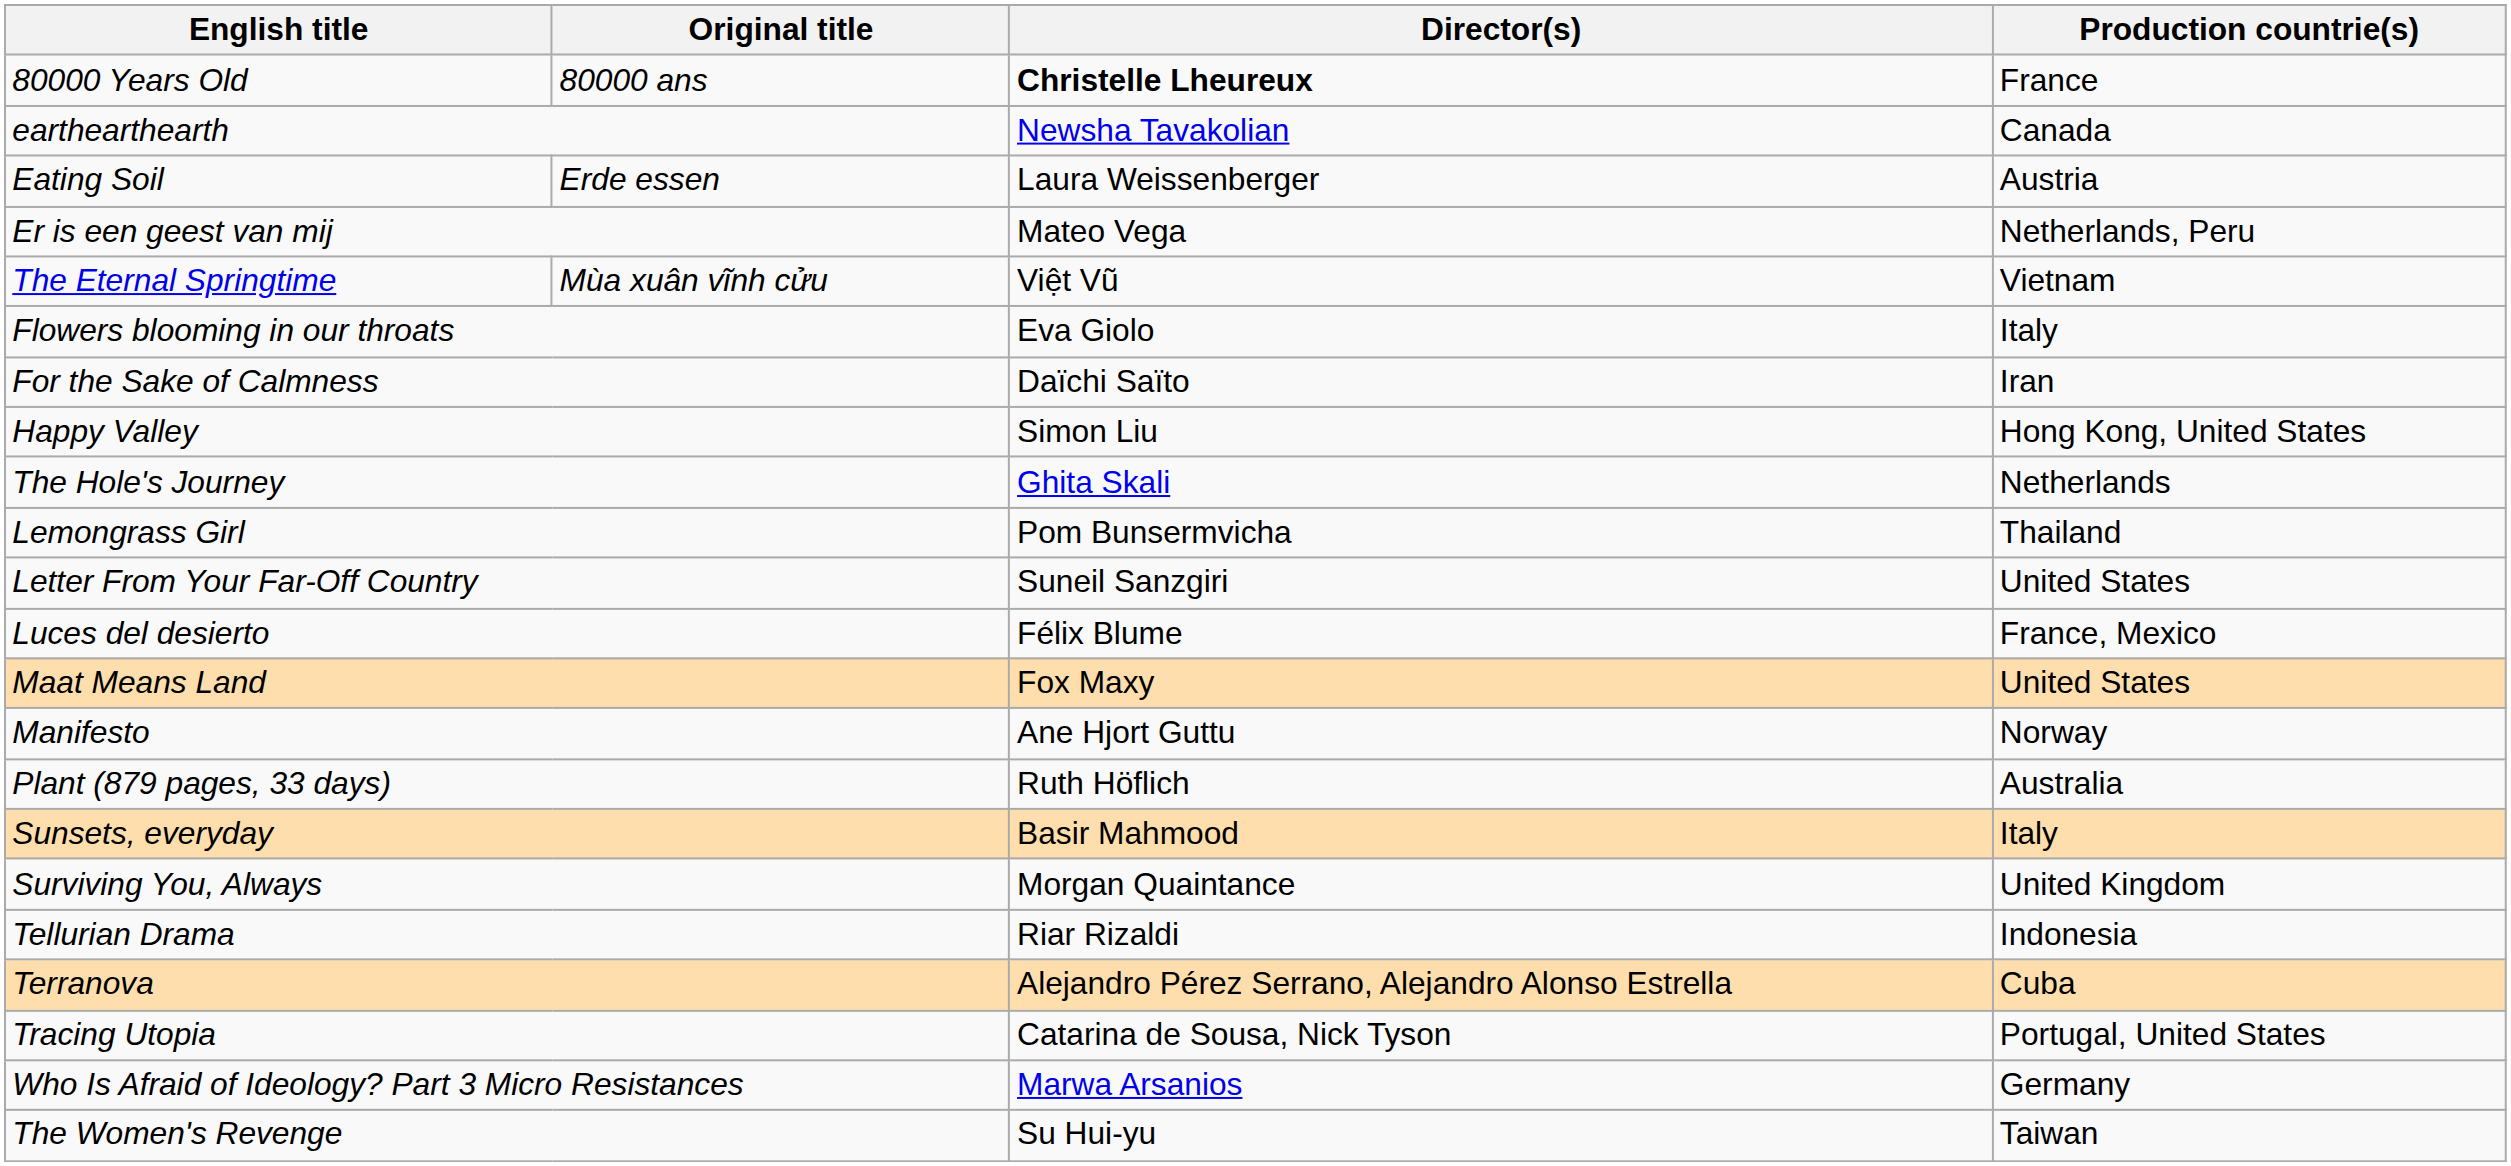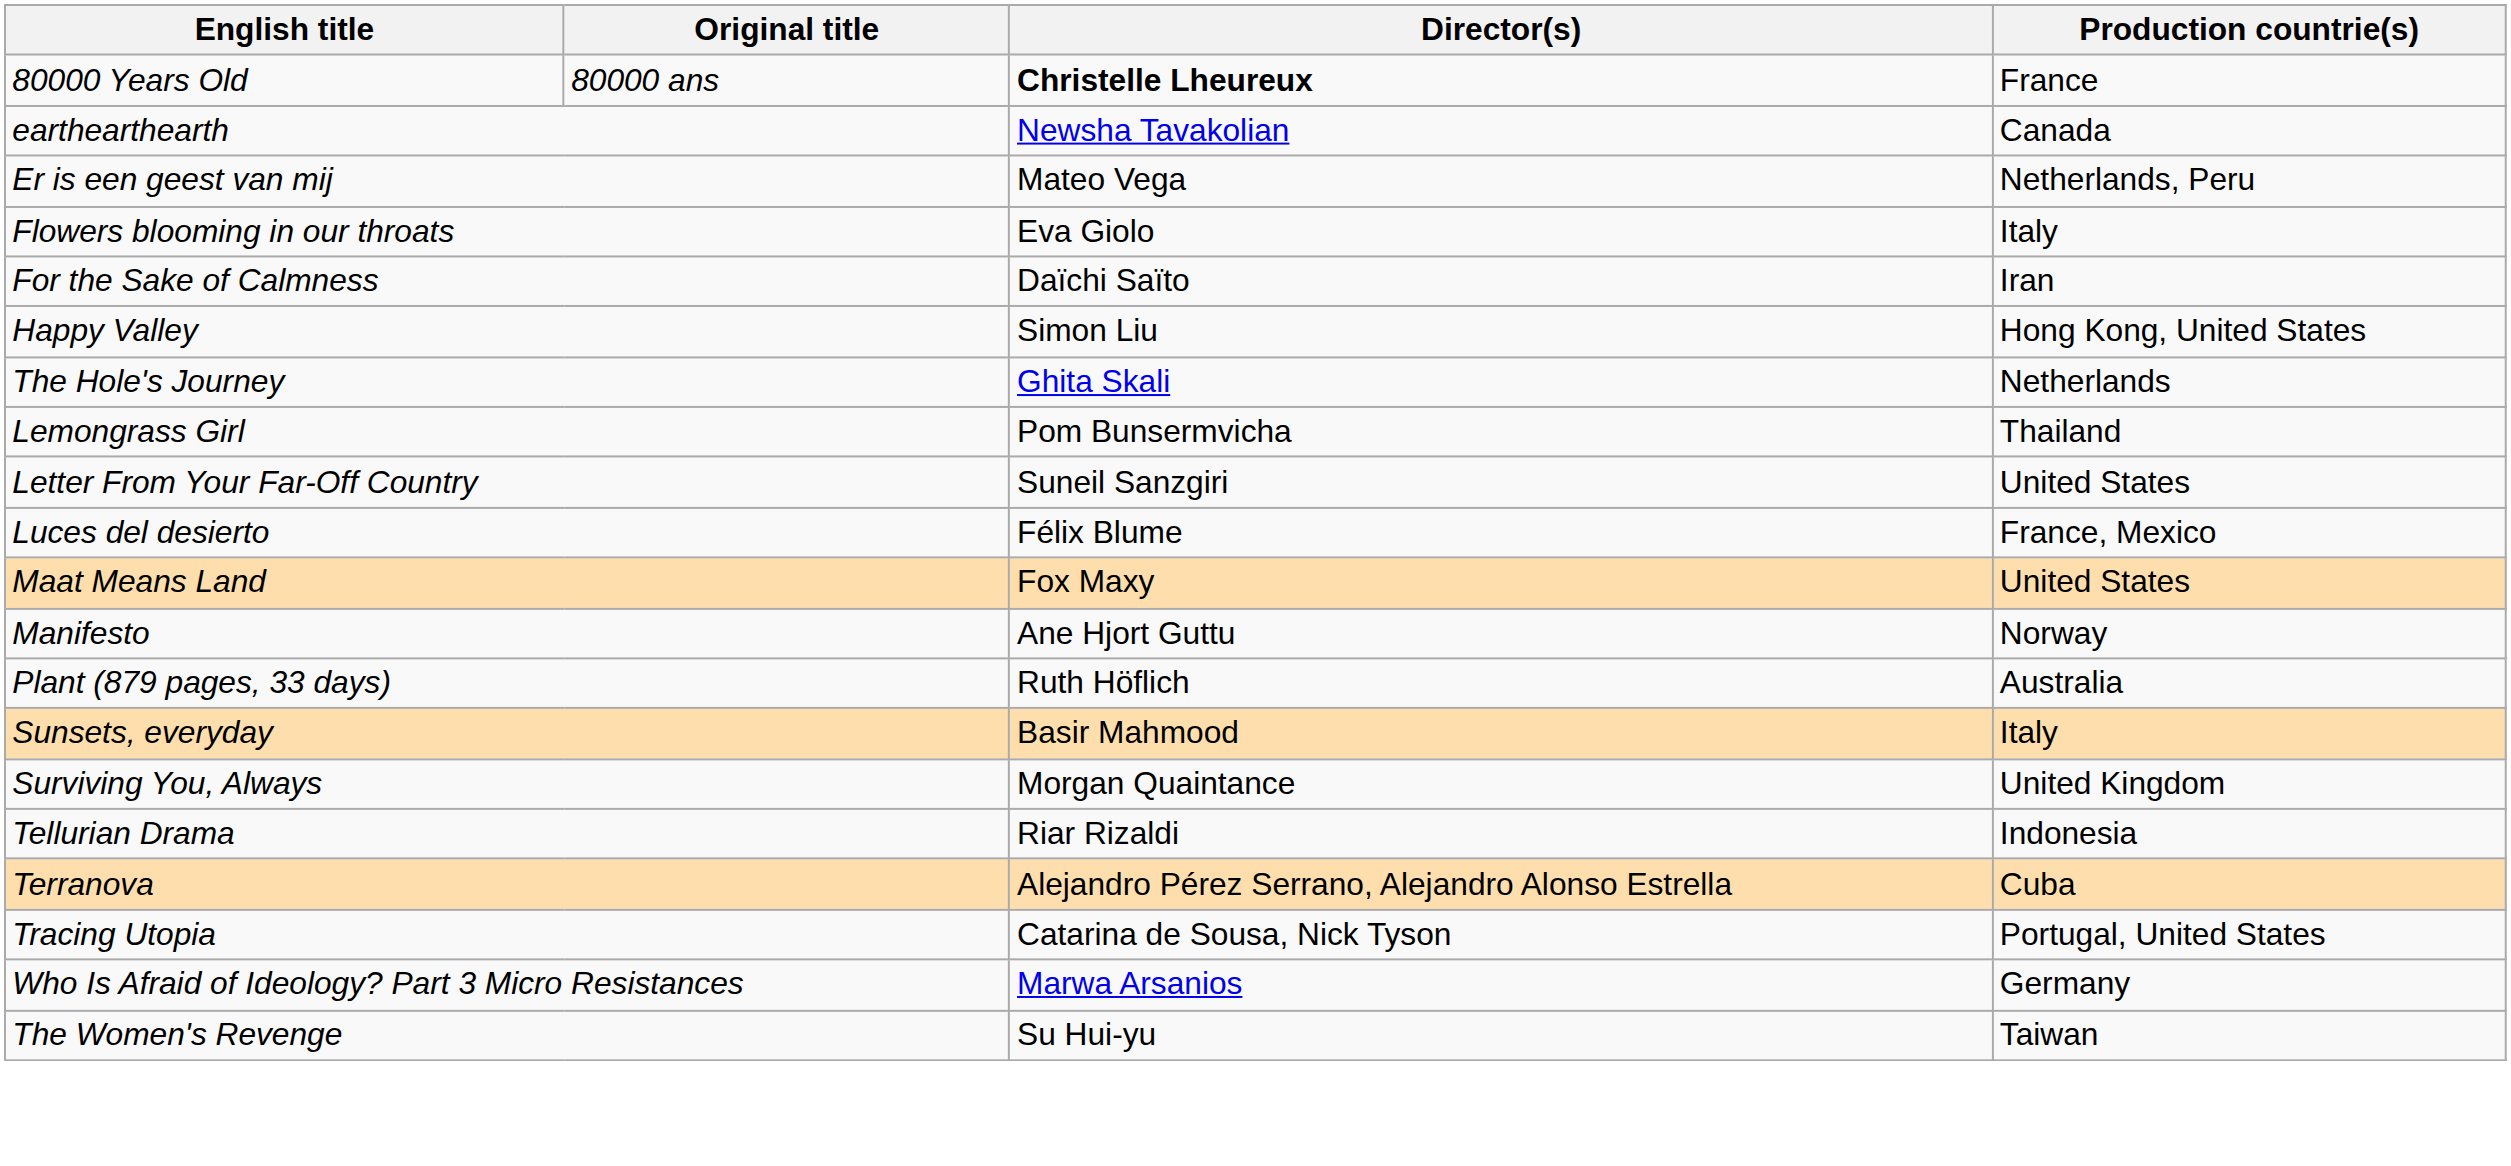- row: (88, 180)
- row: (174, 280)
